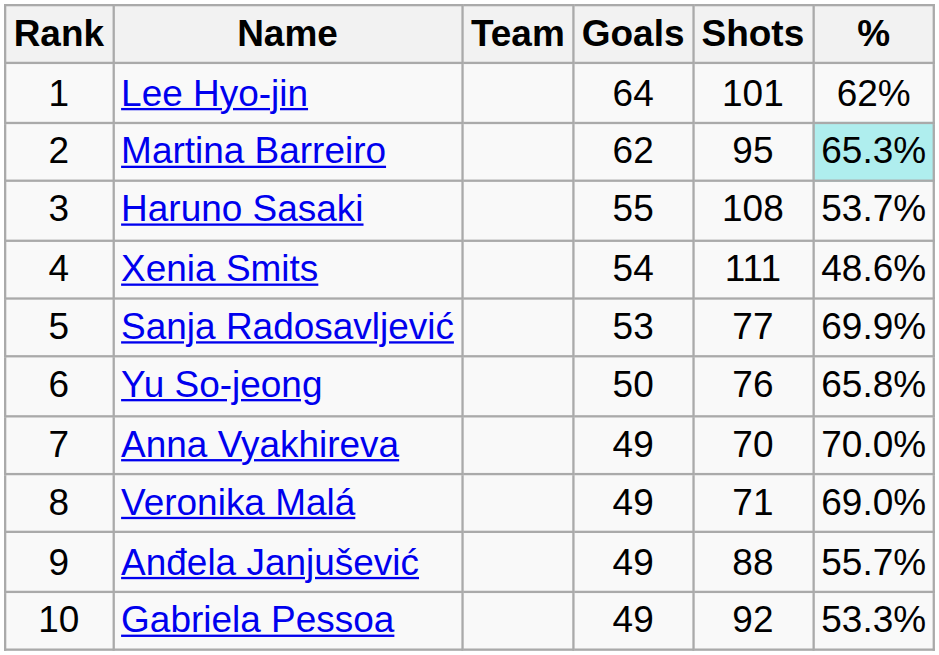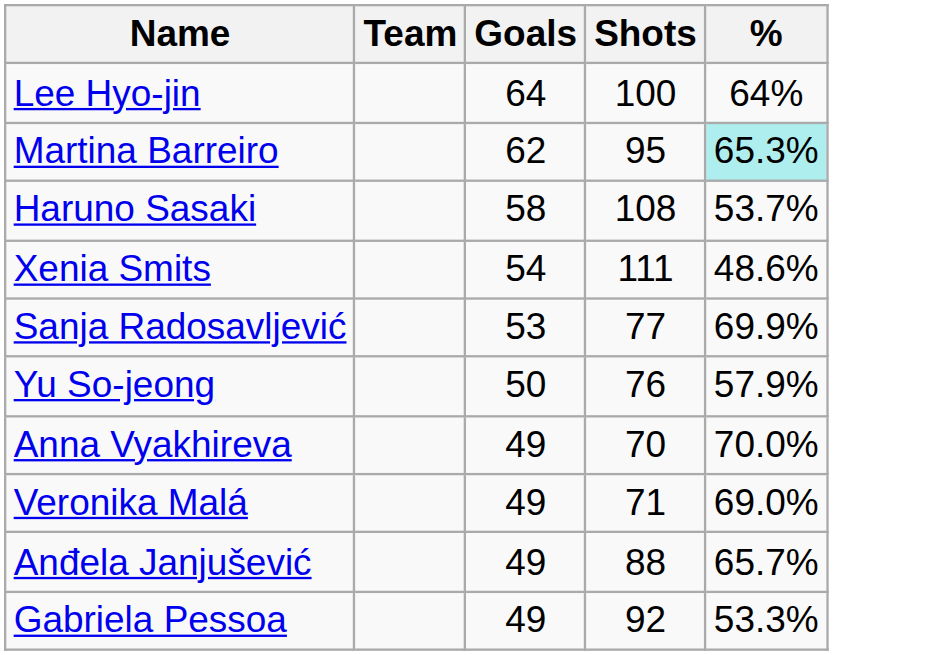- column: (59, 33)
(753, 92) 101 -> (645, 92) 100
(874, 92) 62% -> (766, 92) 64%
(633, 209) 55 -> (526, 209) 58
(874, 385) 65.8% -> (766, 385) 57.9%
(874, 561) 55.7% -> (766, 561) 65.7%
